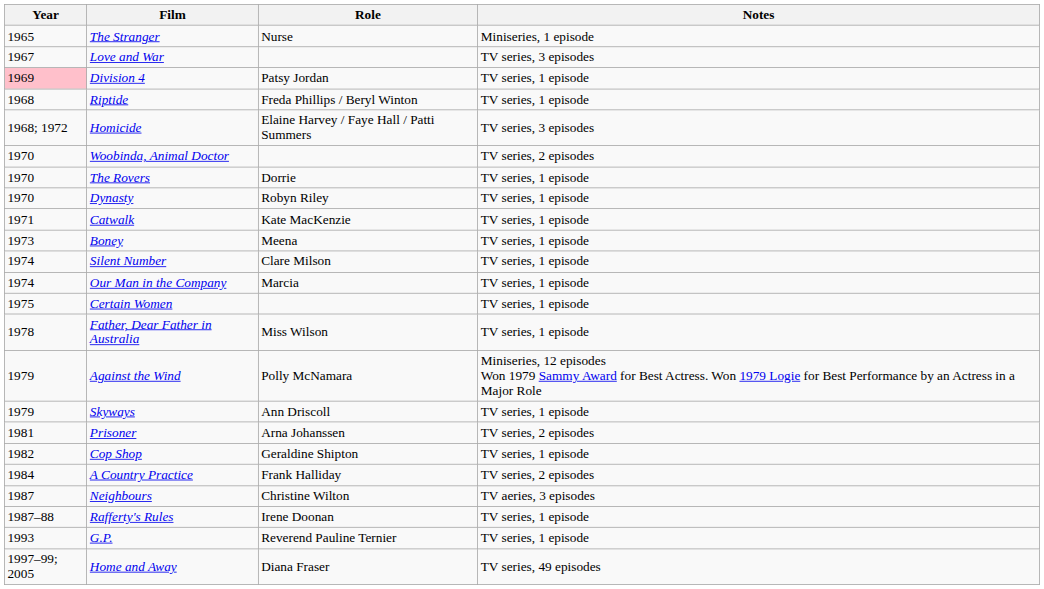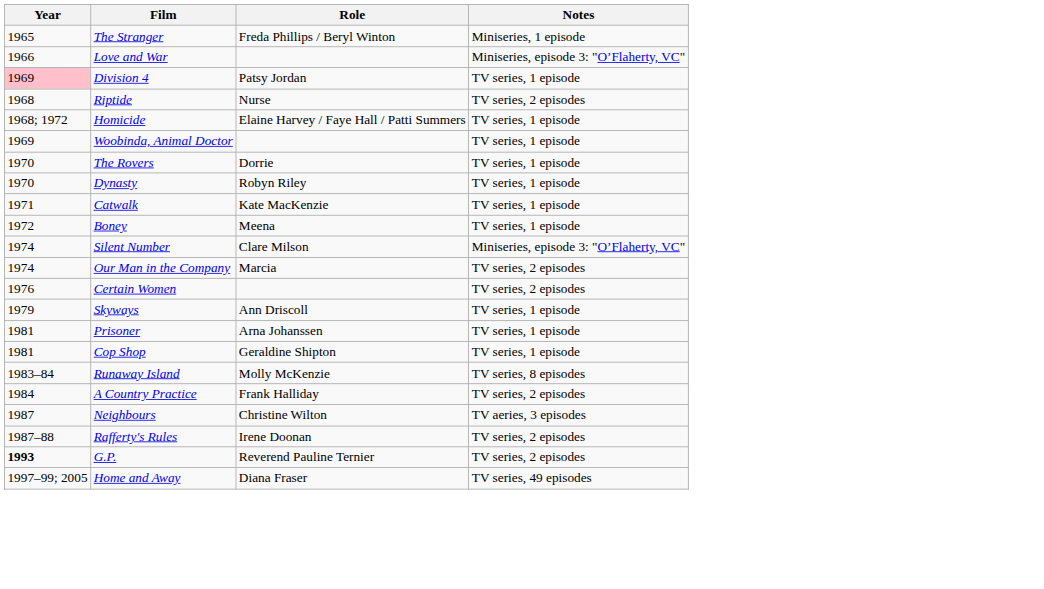(277, 36) Nurse -> (317, 36) Freda Phillips / Beryl Winton
(21, 57) 1967 -> (21, 57) 1966
(537, 57) TV series, 3 episodes -> (578, 57) Miniseries, episode 3: "O’Flaherty, VC"
(339, 99) Freda Phillips / Beryl Winton -> (255, 99) Nurse
(535, 99) TV series, 1 episode -> (528, 99) TV series, 2 episodes
(537, 127) TV series, 3 episodes -> (526, 120) TV series, 1 episode
(21, 156) 1970 -> (21, 141) 1969
(537, 156) TV series, 2 episodes -> (526, 141) TV series, 1 episode
(21, 240) 1973 -> (21, 225) 1972
(535, 261) TV series, 1 episode -> (578, 246) Miniseries, episode 3: "O’Flaherty, VC"
(535, 282) TV series, 1 episode -> (528, 267) TV series, 2 episodes
(21, 303) 1975 -> (21, 288) 1976
(535, 303) TV series, 1 episode -> (528, 288) TV series, 2 episodes
- row: (151, 332)
- row: (135, 375)
(537, 432) TV series, 2 episodes -> (526, 330) TV series, 1 episode
(21, 453) 1982 -> (21, 352) 1981
+ row: (137, 373)
(535, 517) TV series, 1 episode -> (528, 436) TV series, 2 episodes
(21, 538) normal -> (21, 457) bold
(535, 538) TV series, 1 episode -> (528, 457) TV series, 2 episodes
